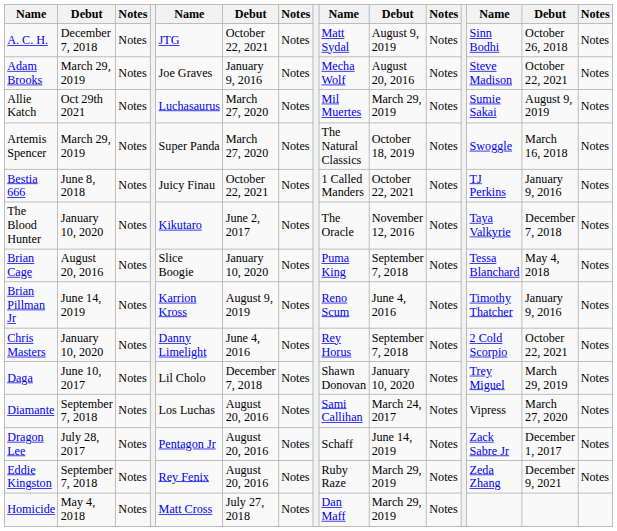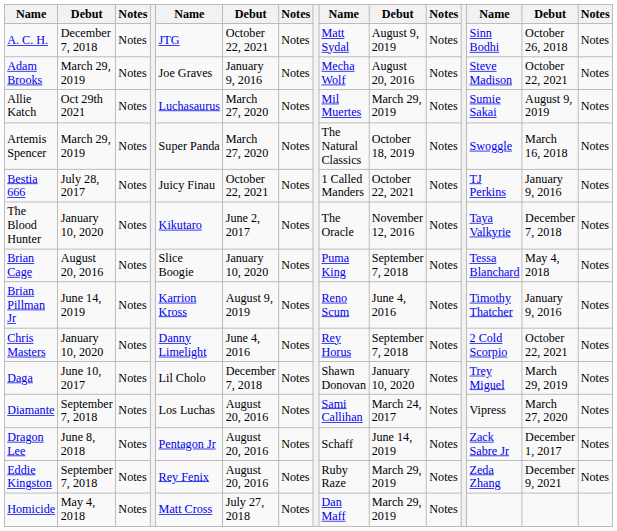(78, 185) June 8, 2018 -> (80, 185) July 28, 2017
(80, 443) July 28, 2017 -> (78, 443) June 8, 2018
